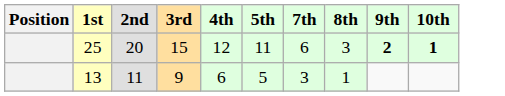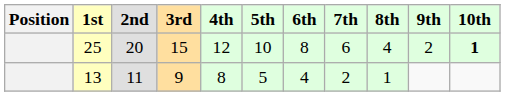+ column: (304, 18)
(263, 47) 11 -> (263, 47) 10
(346, 47) 3 -> (387, 47) 4
(387, 47) bold -> (429, 47) normal
(221, 76) 6 -> (221, 76) 8
(304, 76) 3 -> (346, 76) 2
